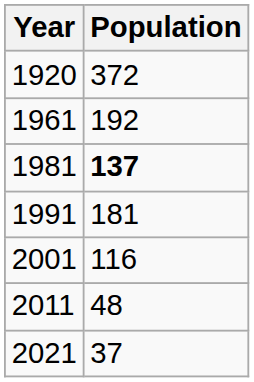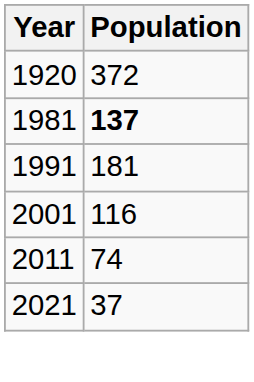- row: (44, 120)
(107, 306) 48 -> (107, 259) 74
